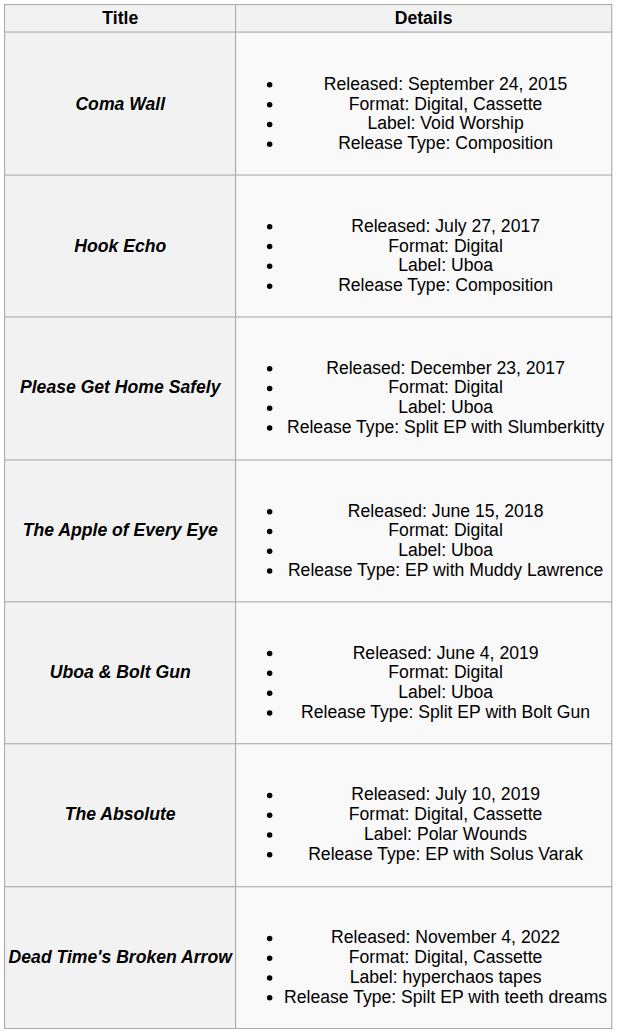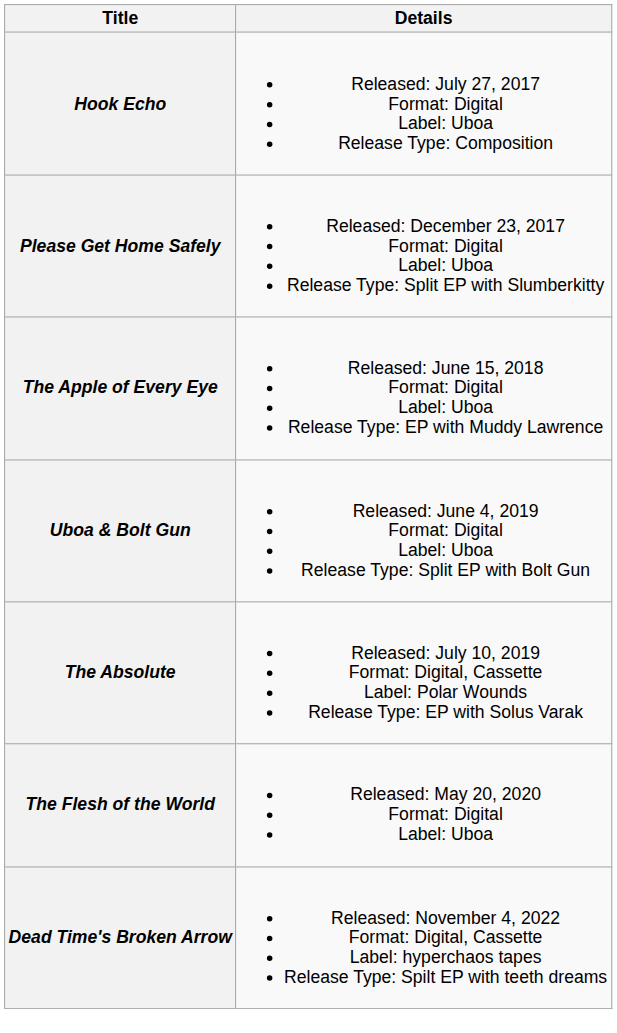- row: (120, 103)
+ row: (120, 805)
